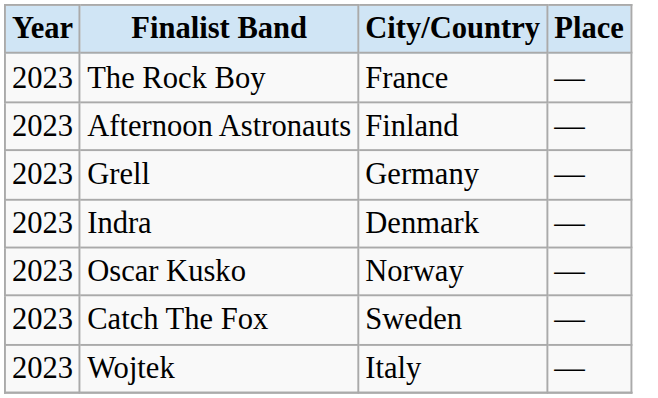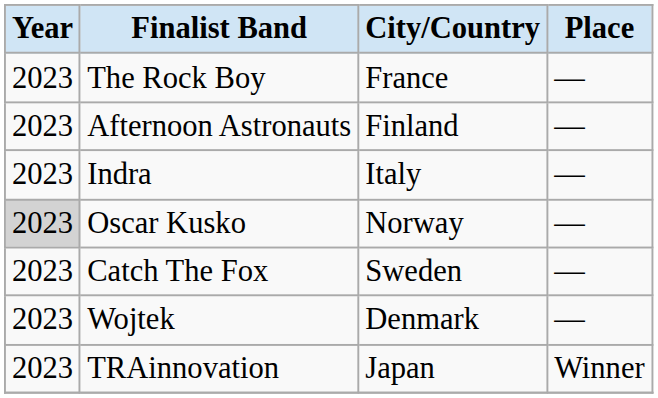- row: (119, 174)
(422, 222) Denmark -> (393, 174) Italy
(43, 271) no background -> (43, 222) lightgrey background
(393, 367) Italy -> (422, 319) Denmark
+ row: (183, 367)
